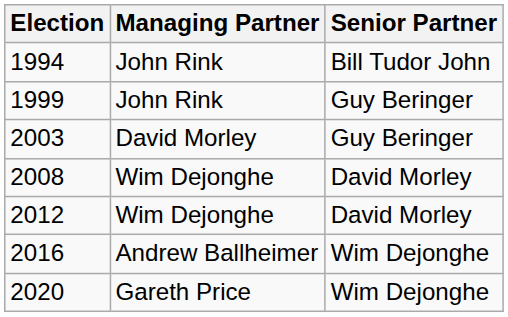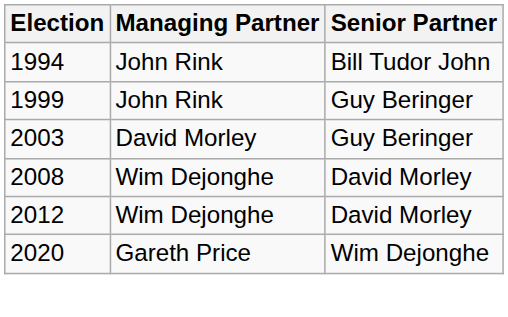- row: (37, 253)
